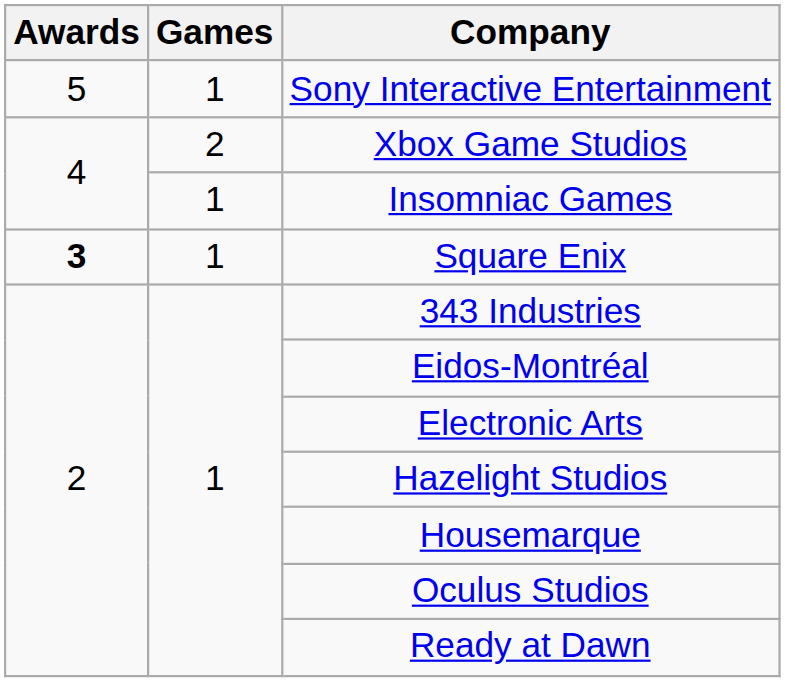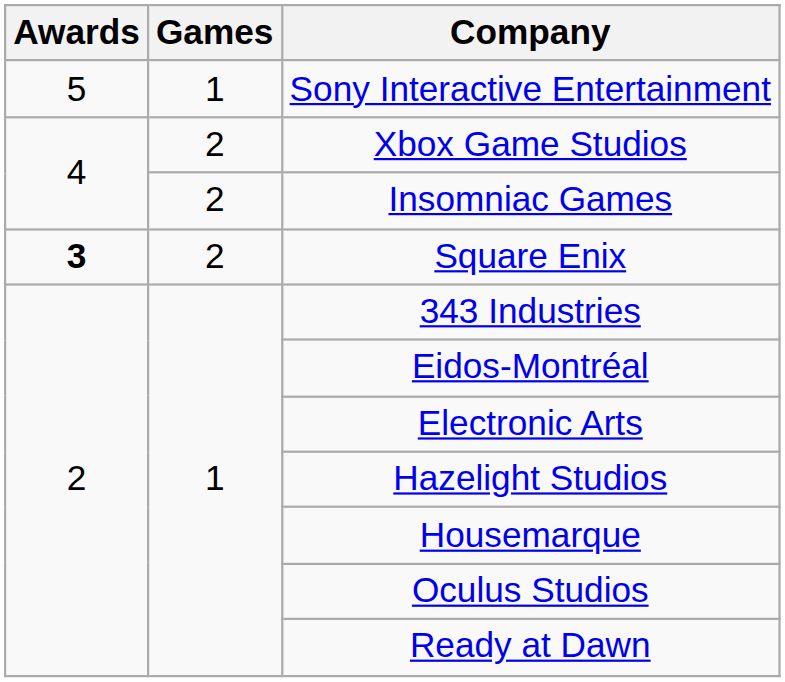(215, 199) 1 -> (215, 199) 2
(215, 255) 1 -> (215, 255) 2
